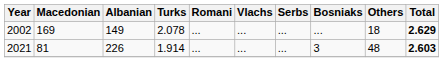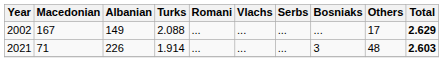(46, 30) 169 -> (46, 30) 167
(171, 30) 2.078 -> (171, 30) 2.088
(374, 30) 18 -> (374, 30) 17
(43, 48) 81 -> (43, 48) 71
